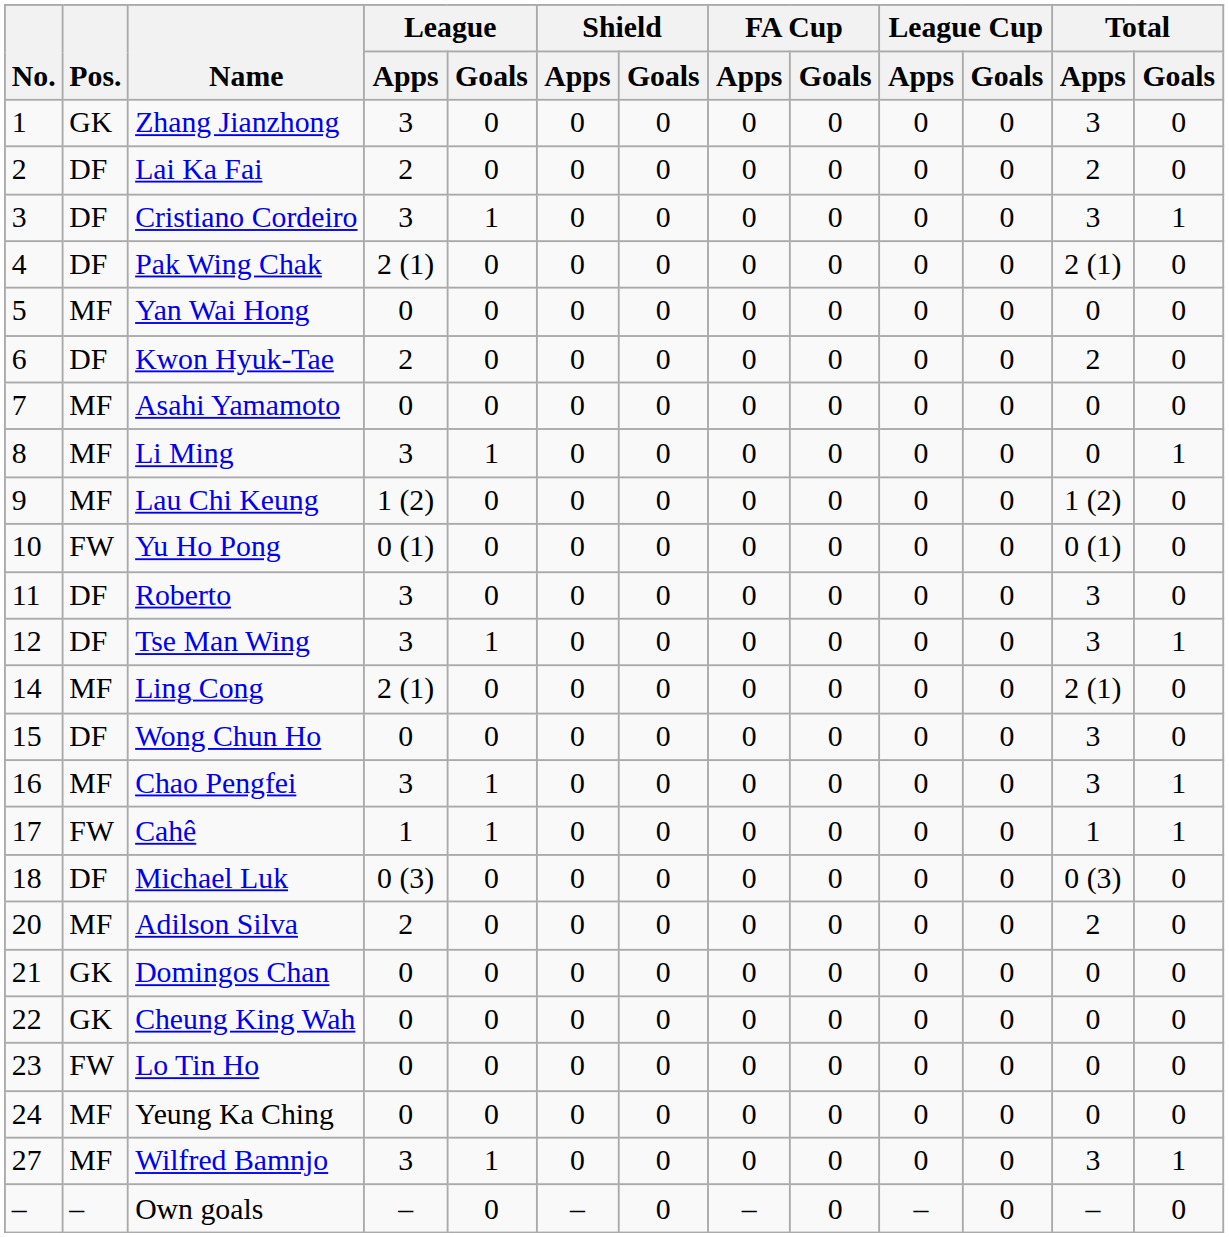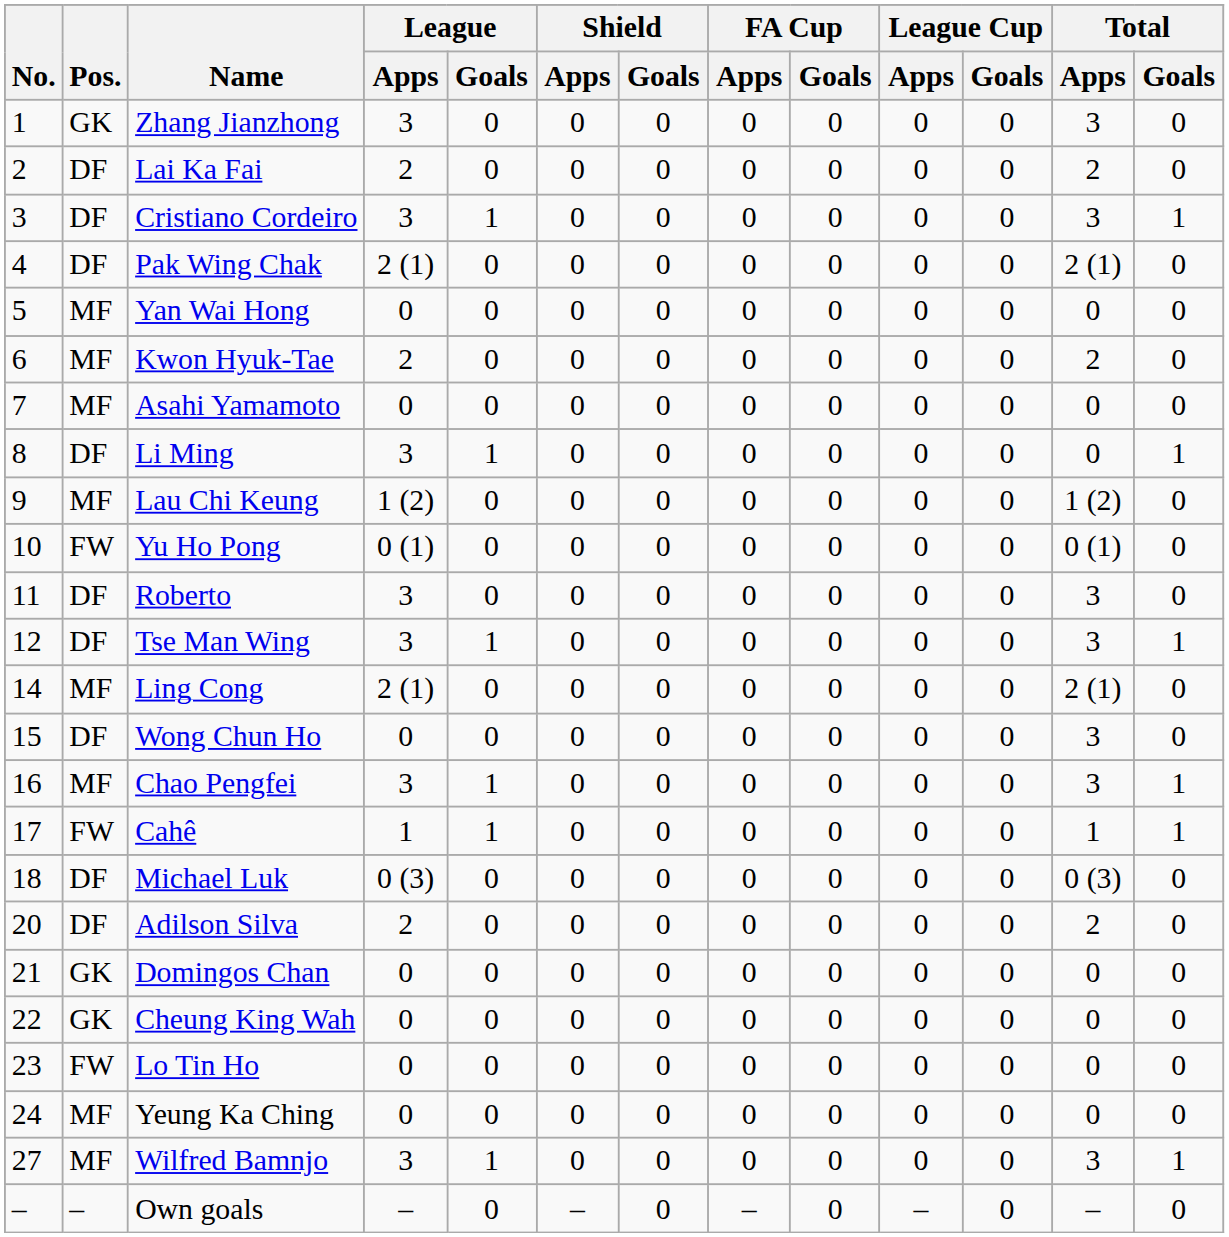(88, 358) DF -> (91, 358) MF
(91, 452) MF -> (88, 452) DF
(91, 924) MF -> (88, 924) DF
